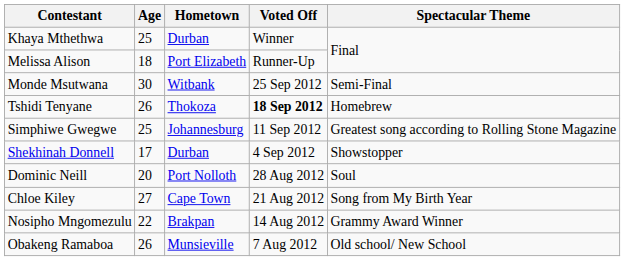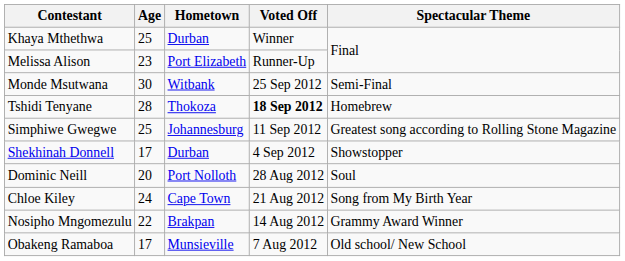(145, 61) 18 -> (145, 61) 23
(145, 107) 26 -> (145, 107) 28
(145, 198) 27 -> (145, 198) 24
(145, 244) 26 -> (145, 244) 17
